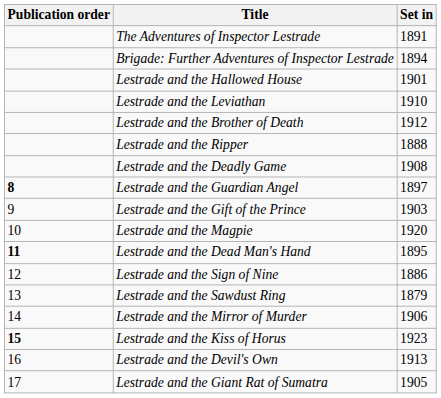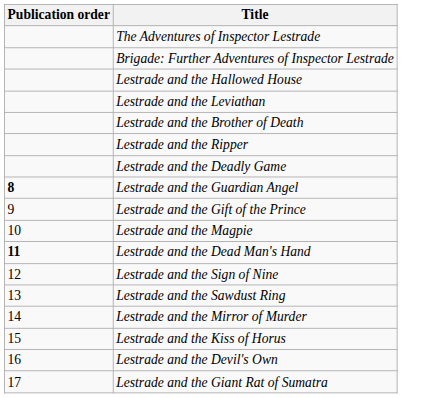- column: (417, 15)
(14, 338) bold -> (14, 338) normal
